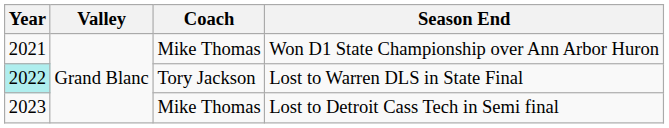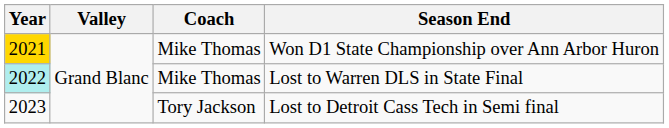(27, 48) no background -> (27, 48) gold background
(207, 78) Tory Jackson -> (209, 78) Mike Thomas
(209, 107) Mike Thomas -> (207, 107) Tory Jackson
